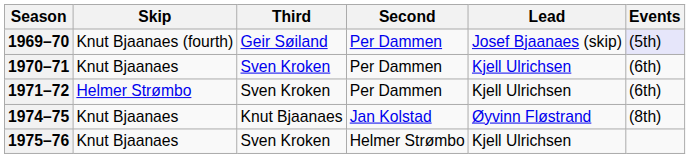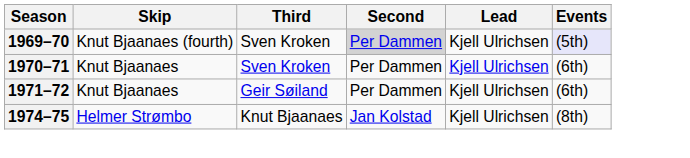(284, 41) Geir Søiland -> (285, 41) Sven Kroken
(396, 41) no background -> (396, 41) lightgrey background
(547, 41) Josef Bjaanaes (skip) -> (499, 41) Kjell Ulrichsen
(134, 91) Helmer Strømbo -> (127, 91) Knut Bjaanaes
(285, 91) Sven Kroken -> (284, 91) Geir Søiland
(127, 116) Knut Bjaanaes -> (134, 116) Helmer Strømbo
(532, 116) Øyvinn Fløstrand -> (499, 116) Kjell Ulrichsen
- row: (39, 141)
